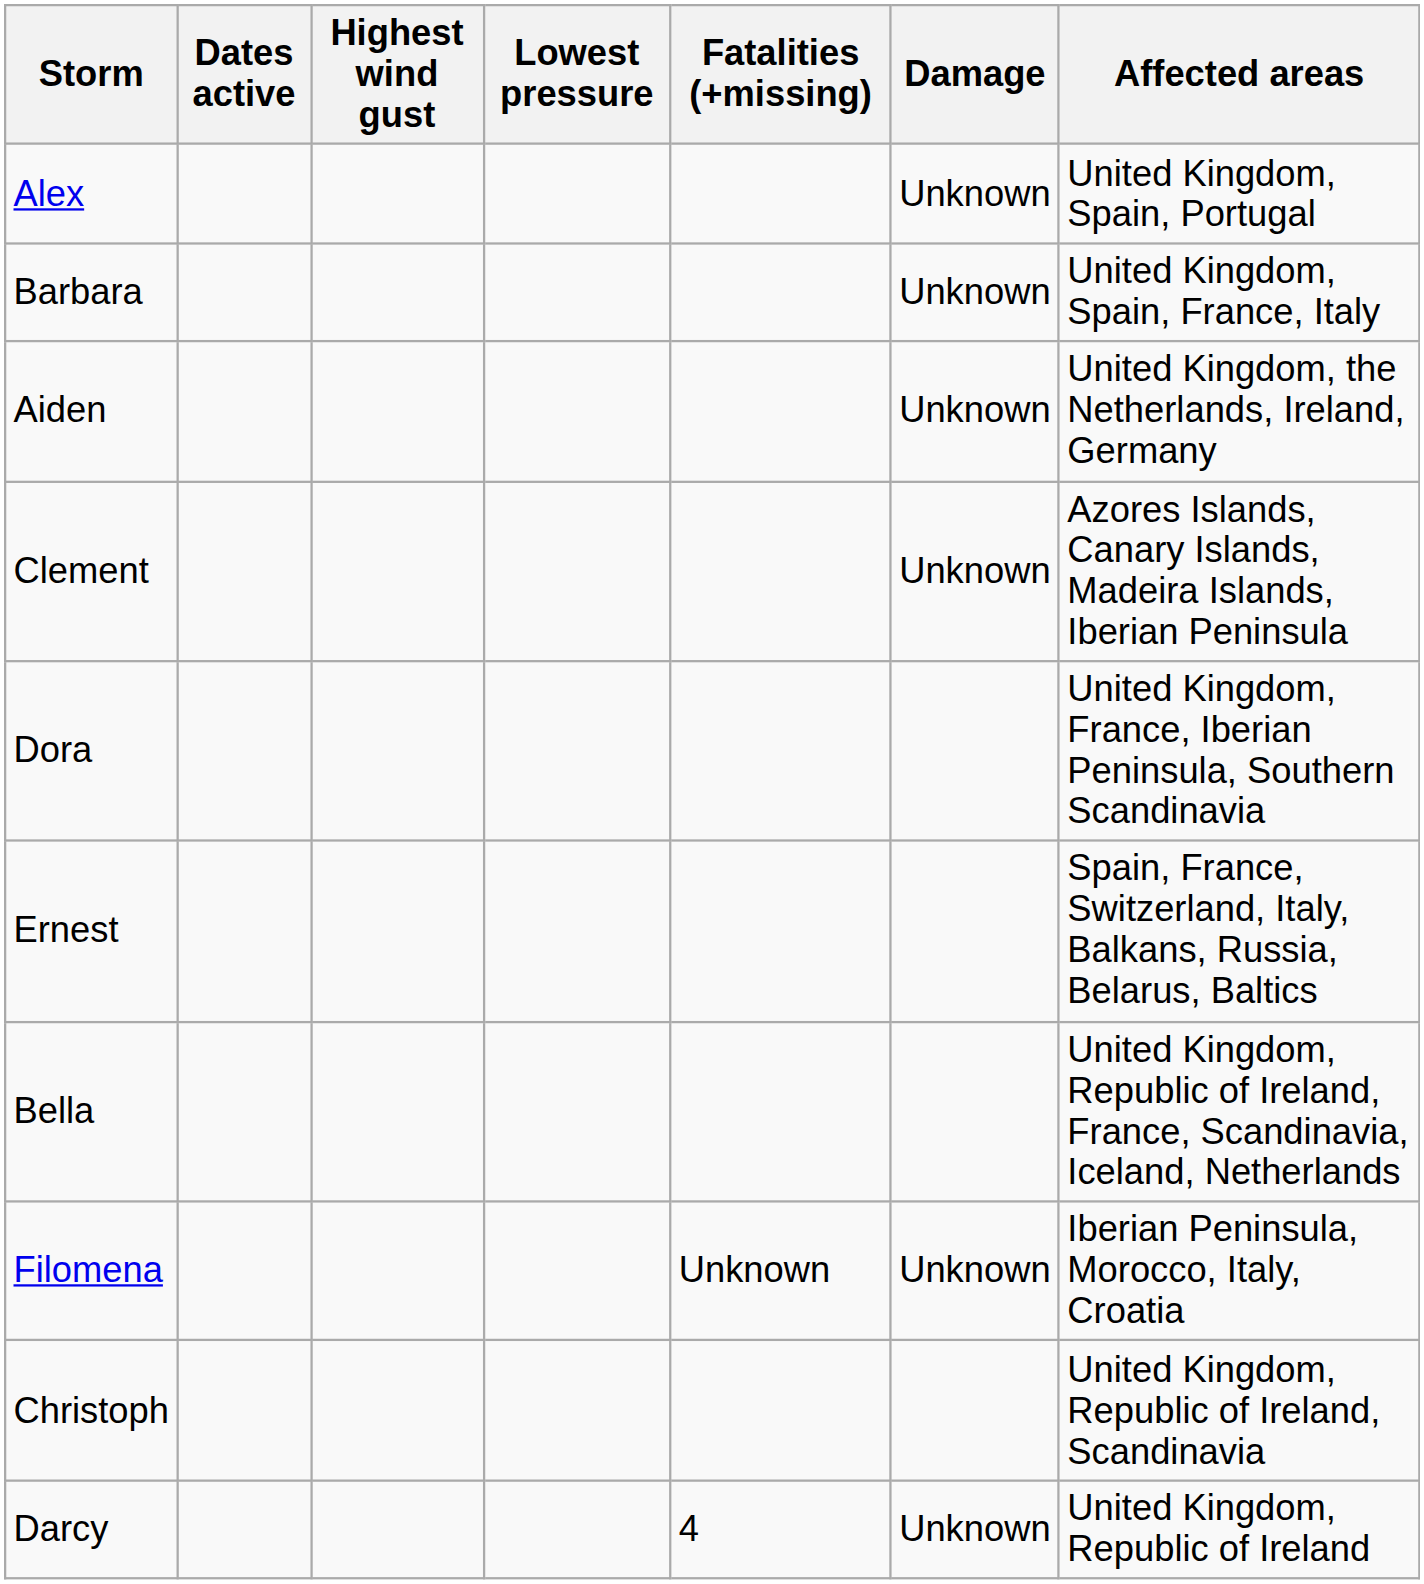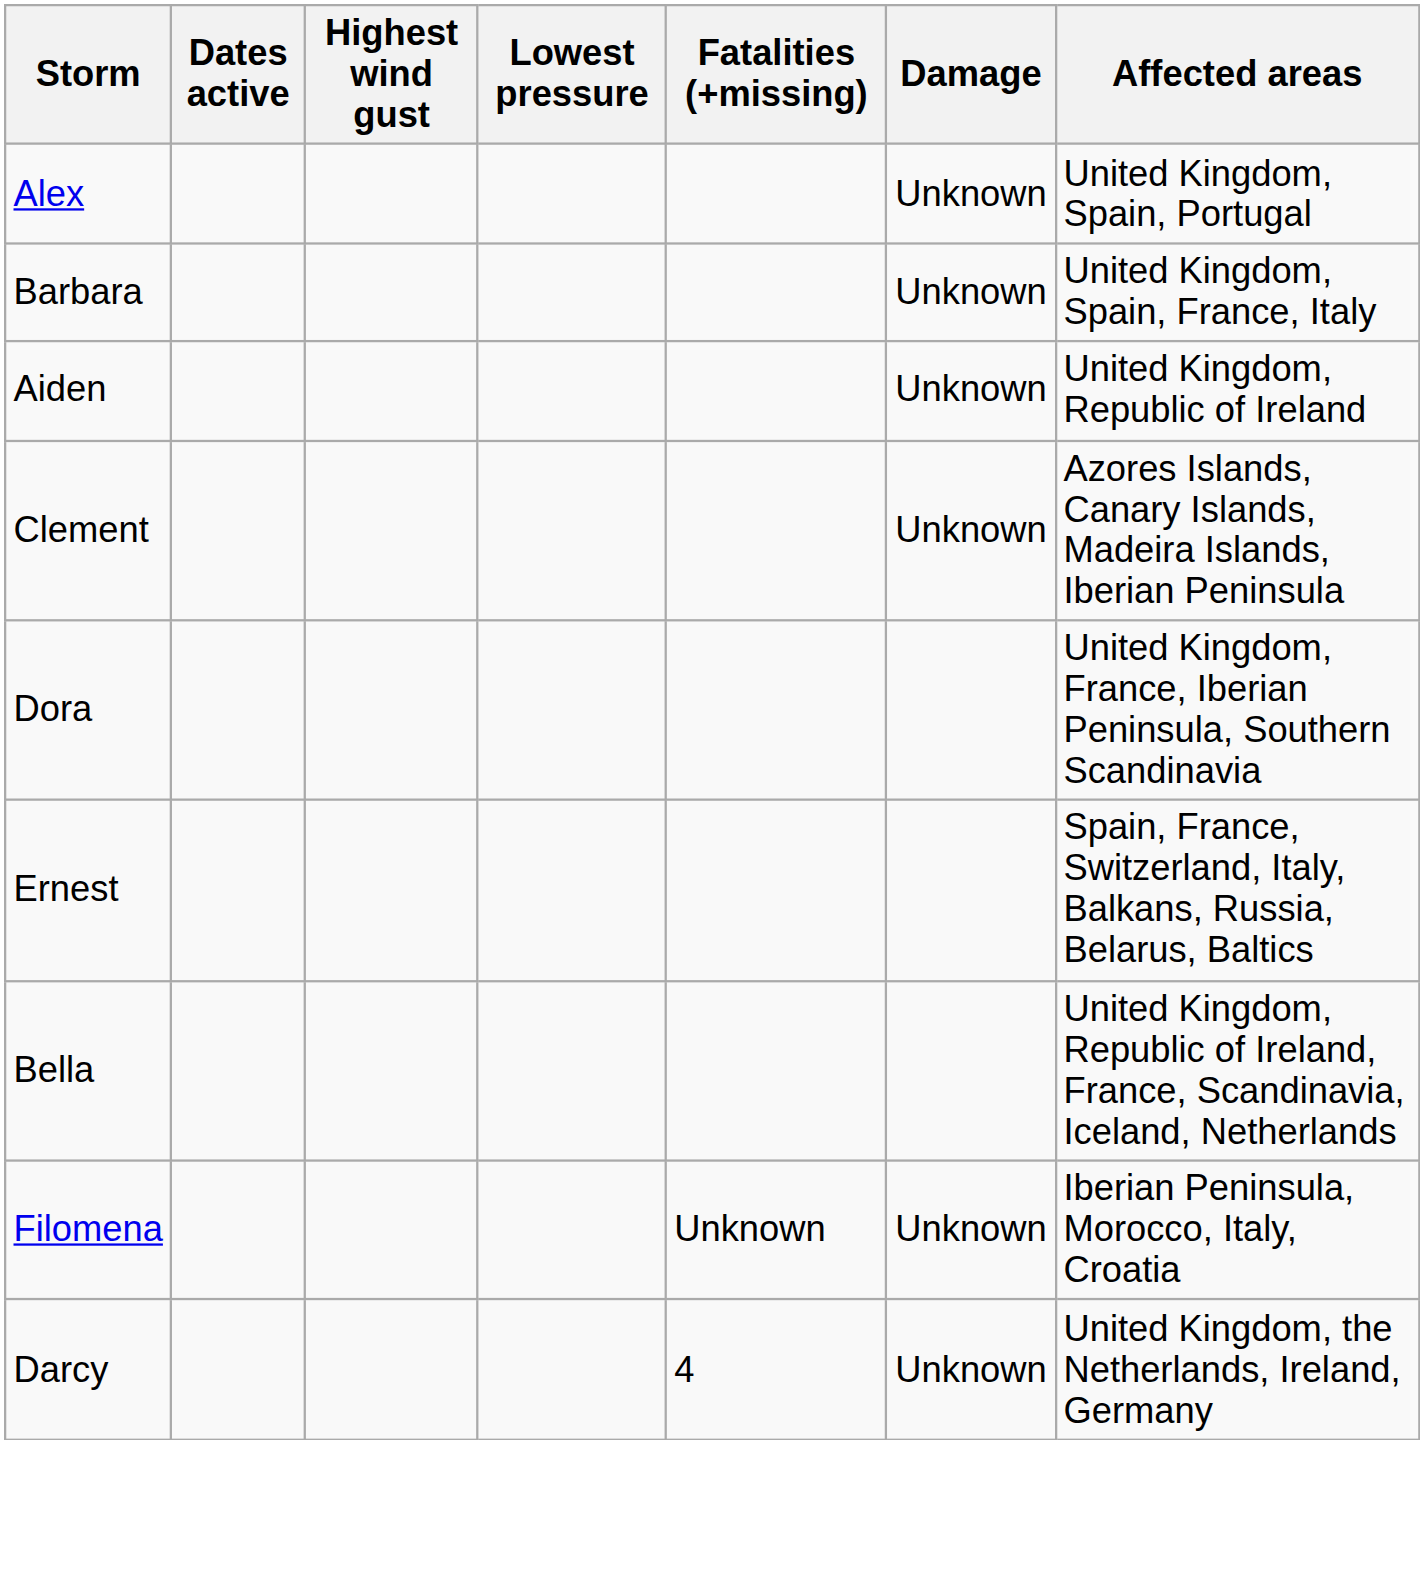(1236, 410) United Kingdom, the Netherlands, Ireland, Germany -> (1215, 389) United Kingdom, Republic of Ireland
- row: (91, 1409)
(1219, 1528) United Kingdom, Republic of Ireland -> (1232, 1368) United Kingdom, the Netherlands, Ireland, Germany
